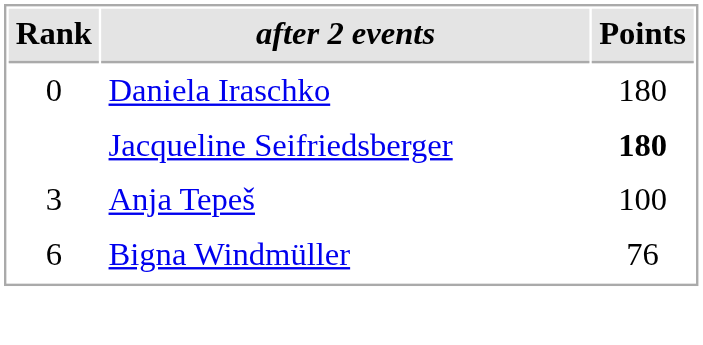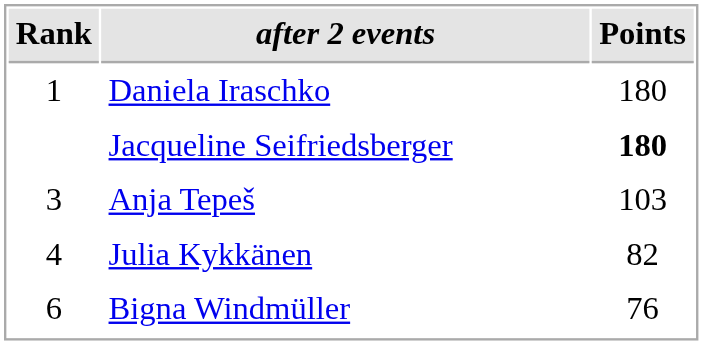(54, 91) 0 -> (54, 91) 1
(643, 200) 100 -> (643, 200) 103
+ row: (210, 254)
